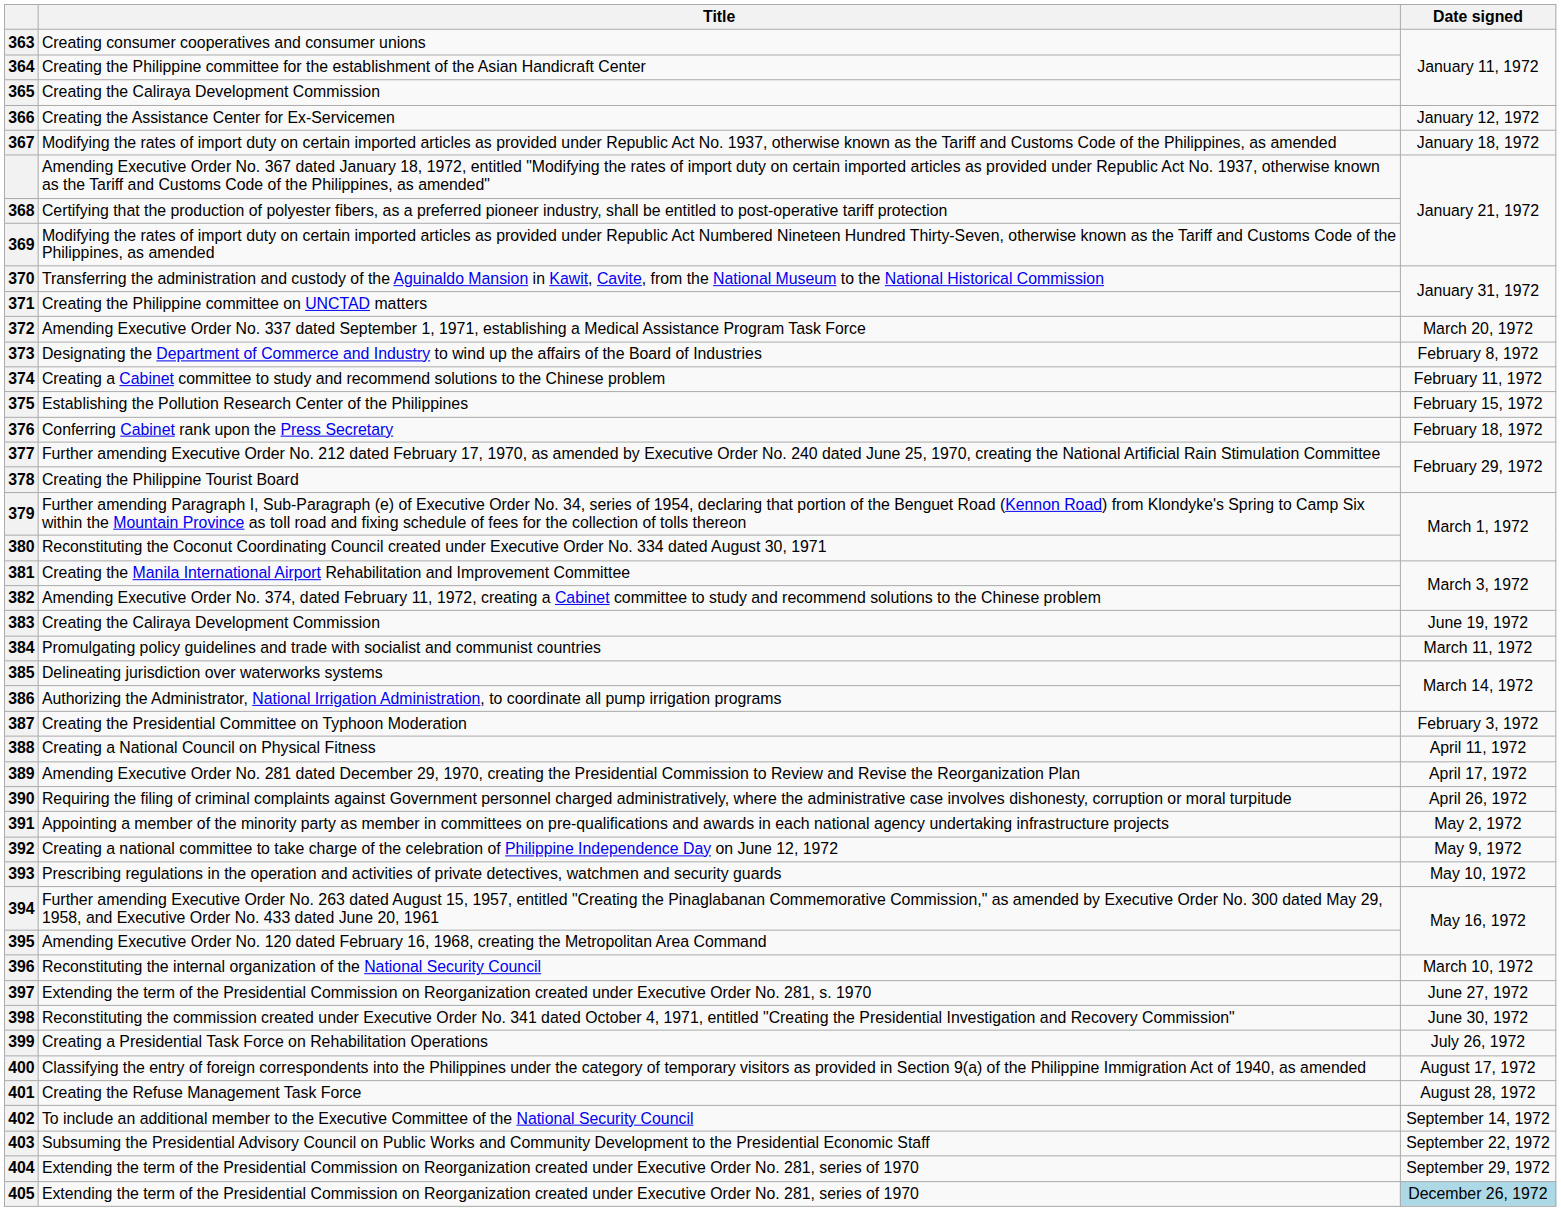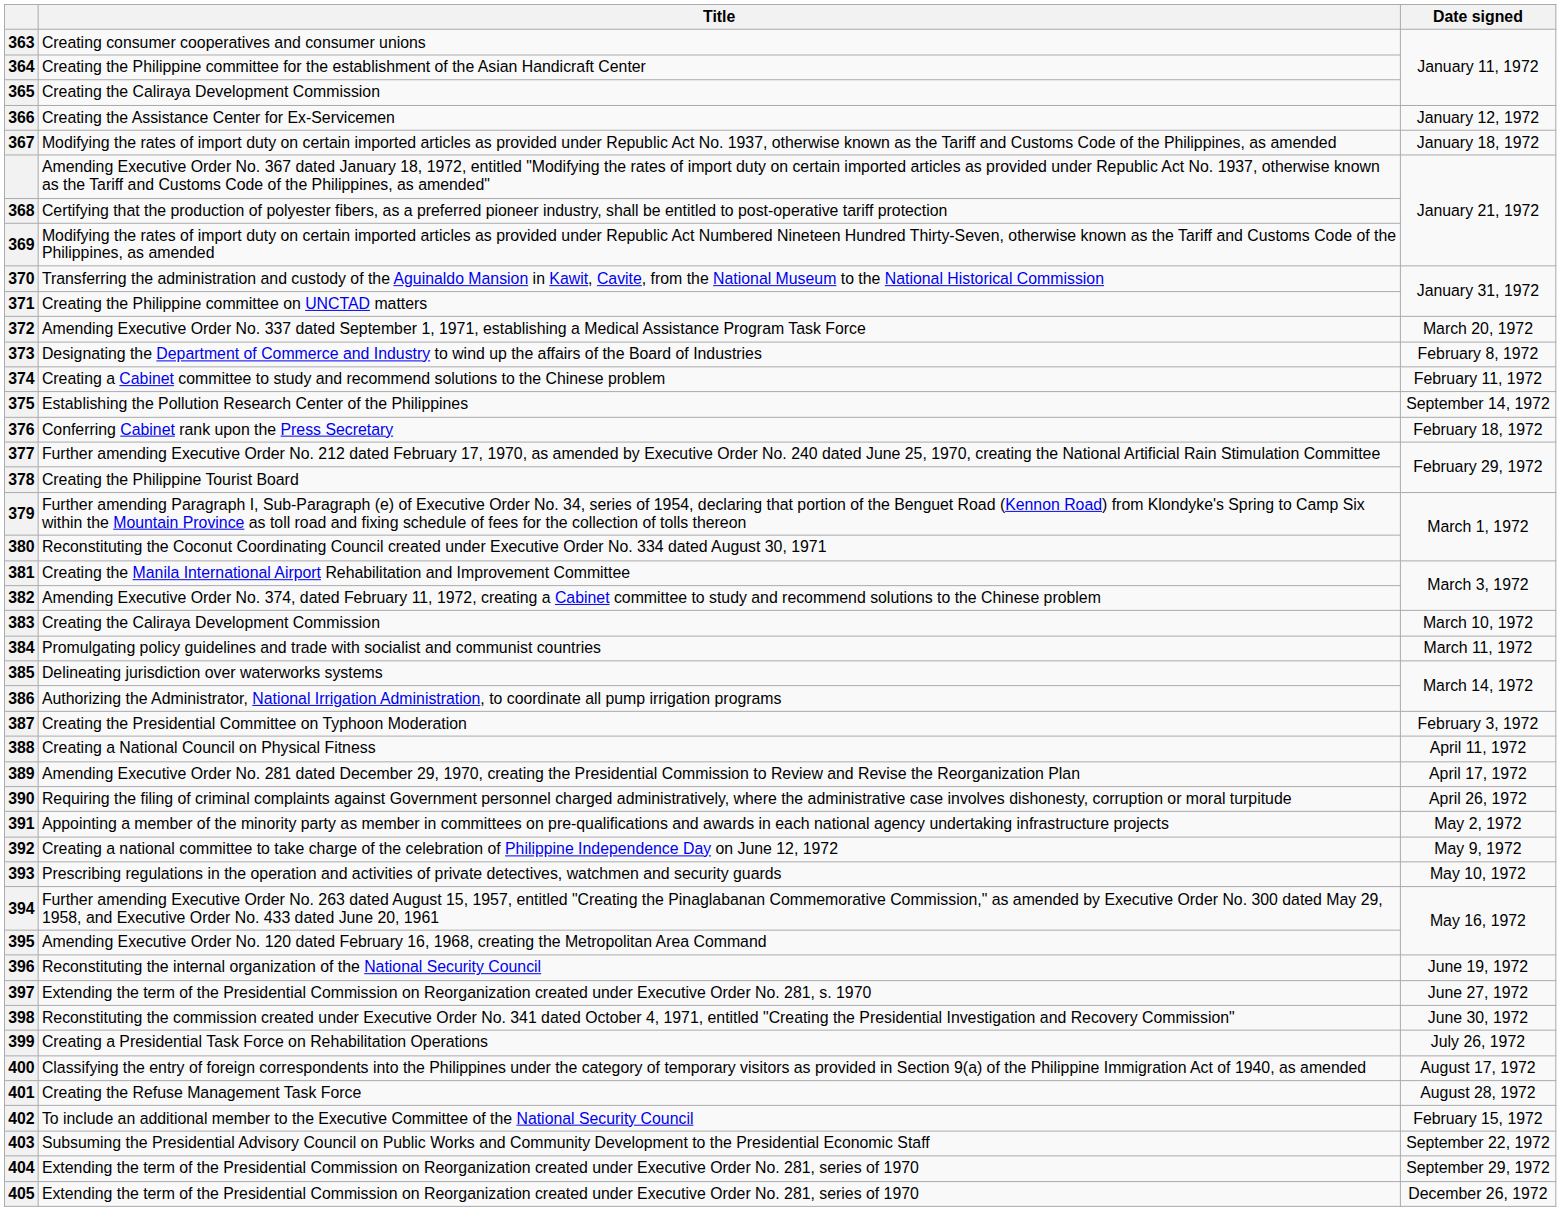(1478, 404) February 15, 1972 -> (1478, 404) September 14, 1972
(1478, 623) June 19, 1972 -> (1478, 623) March 10, 1972
(1478, 967) March 10, 1972 -> (1478, 967) June 19, 1972
(1478, 1118) September 14, 1972 -> (1478, 1118) February 15, 1972
(1478, 1193) lightblue background -> (1478, 1193) no background
